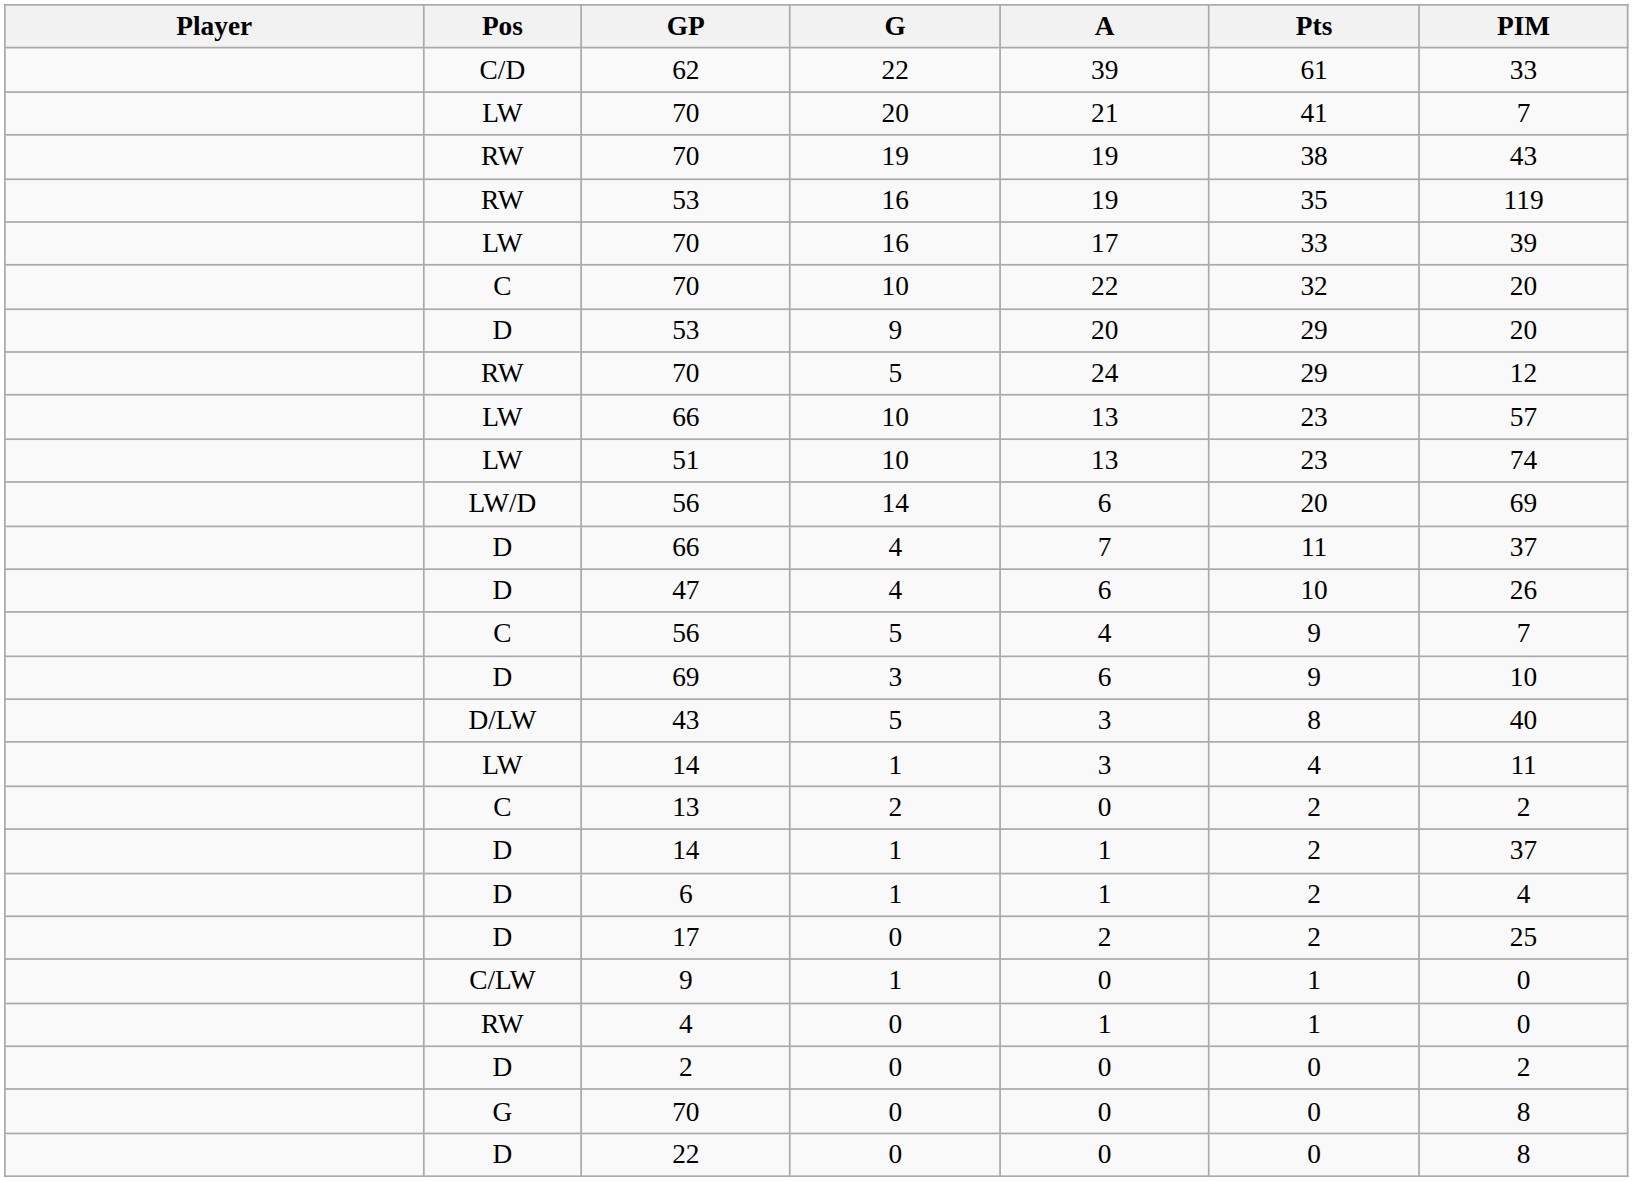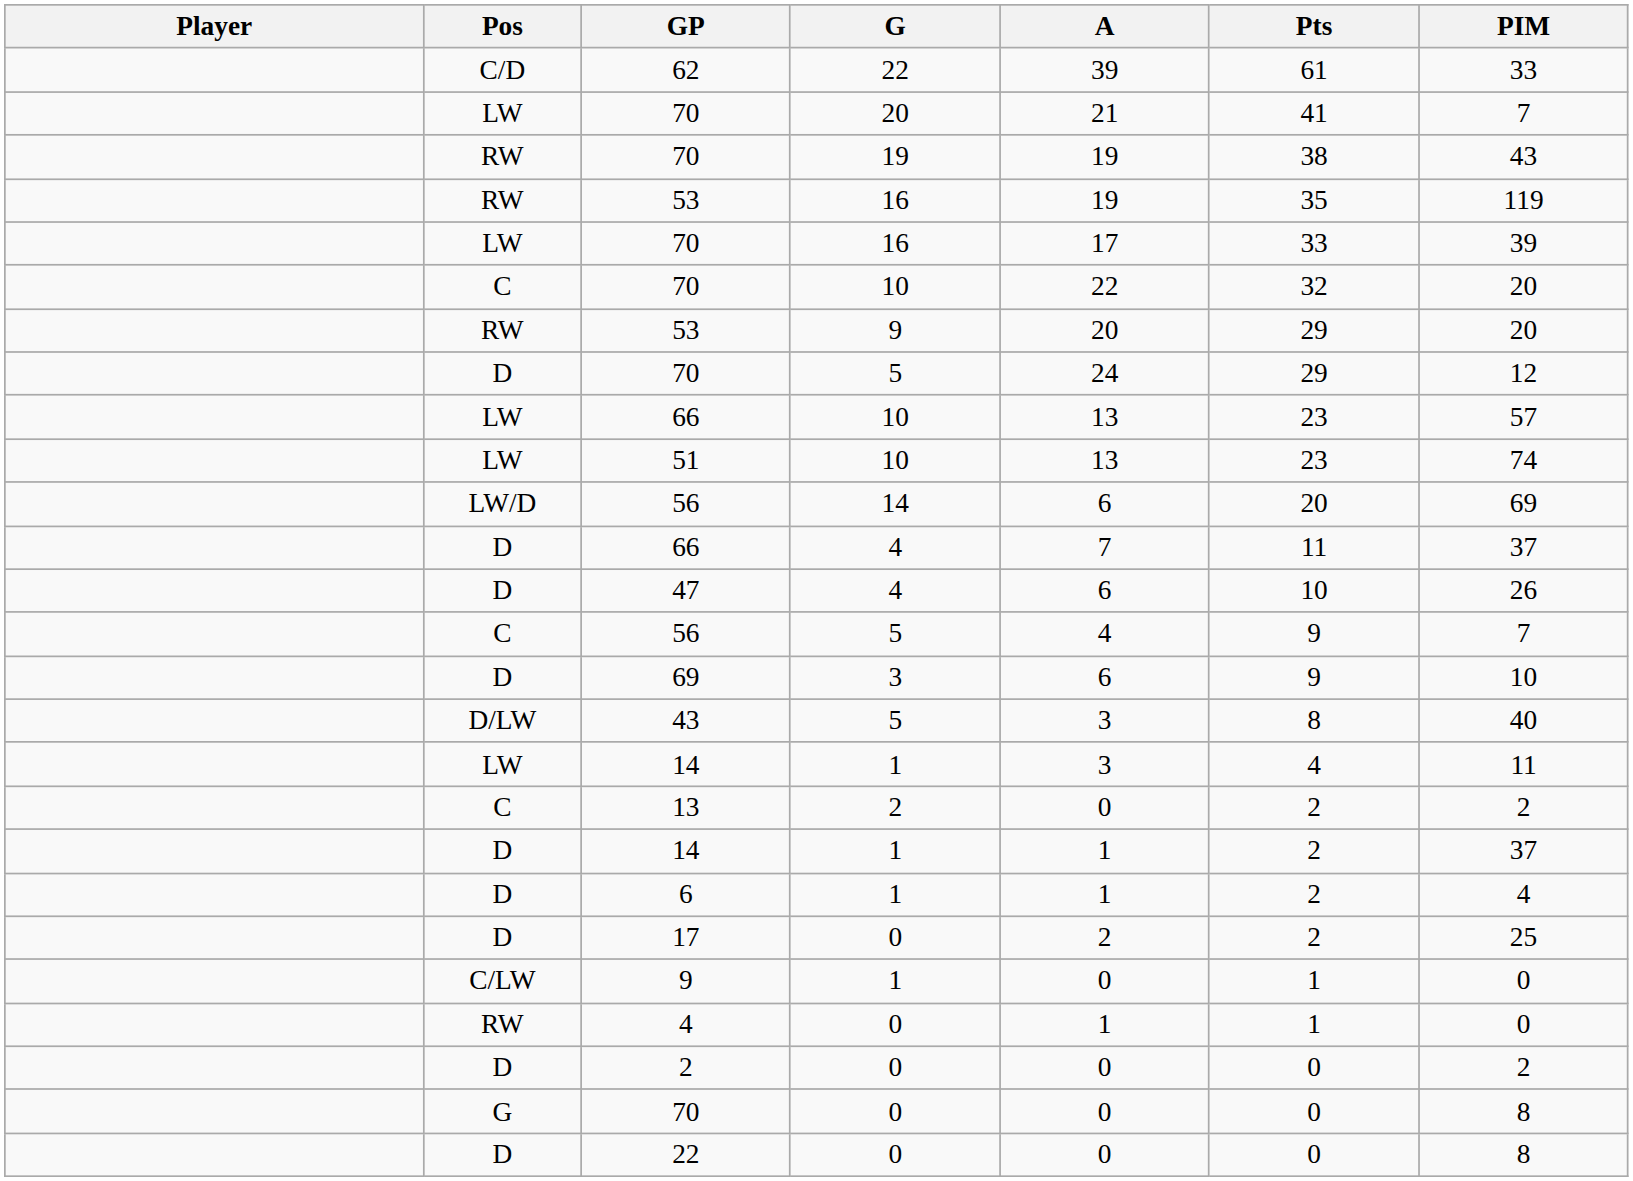(502, 329) D -> (502, 329) RW
(502, 373) RW -> (502, 373) D
